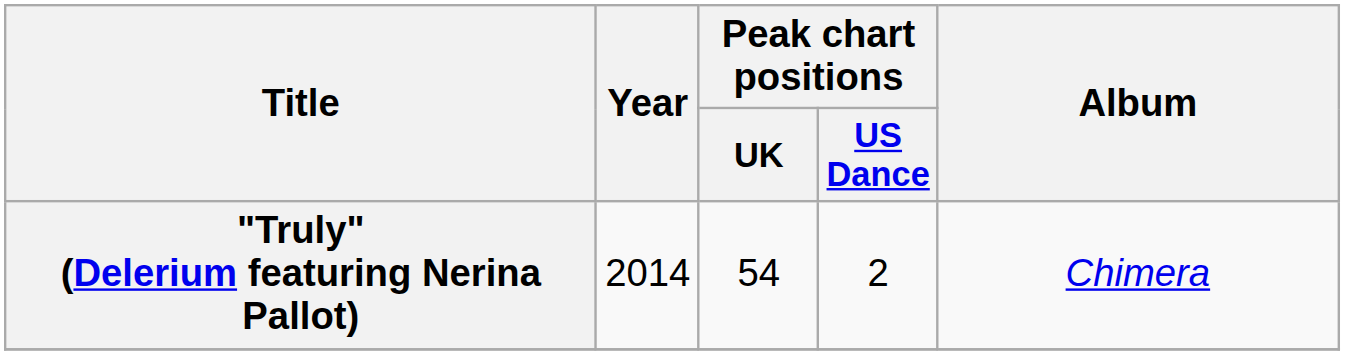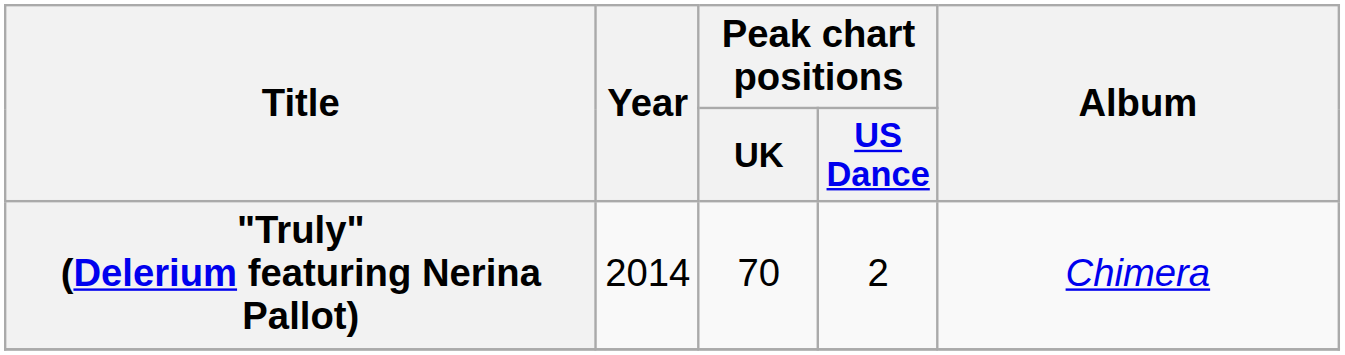(759, 274) 54 -> (759, 274) 70
